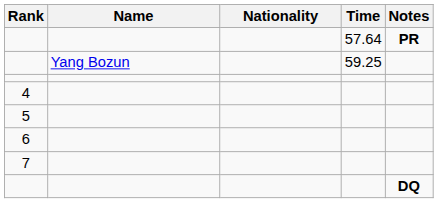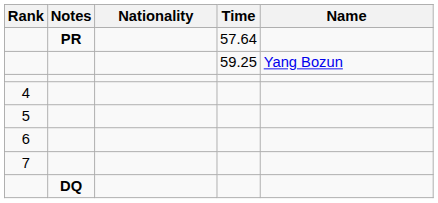columns swapped: (133, 16) <-> (409, 16)
